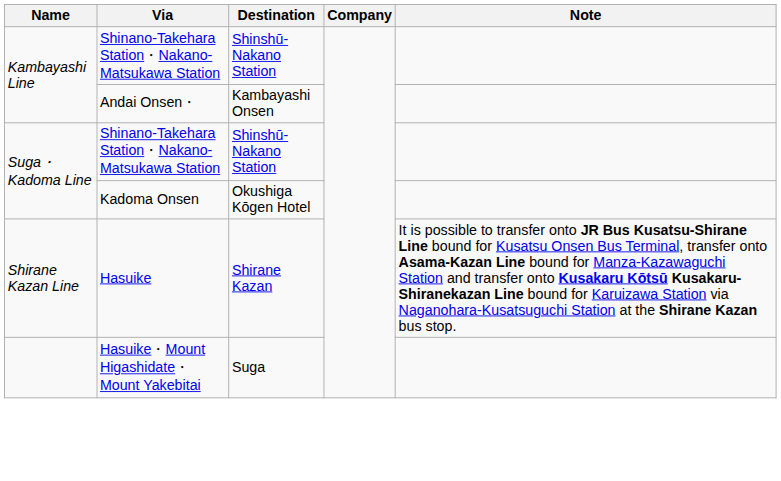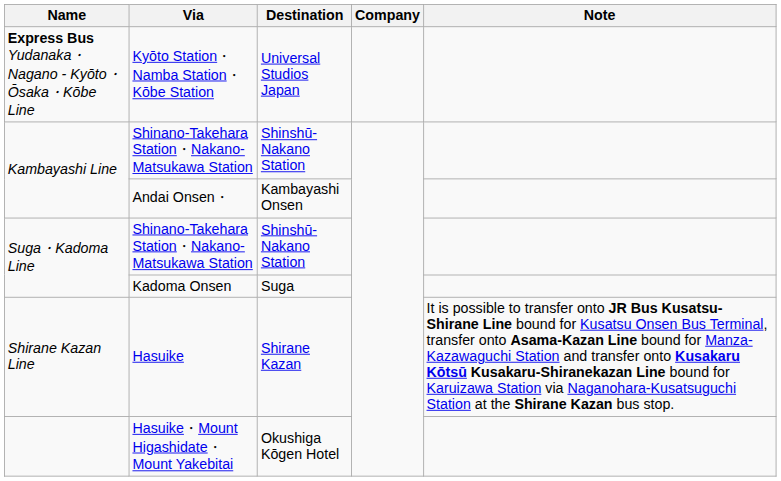+ row: (64, 74)
(271, 199) Okushiga Kōgen Hotel -> (278, 286) Suga
(249, 367) Suga -> (300, 446) Okushiga Kōgen Hotel
